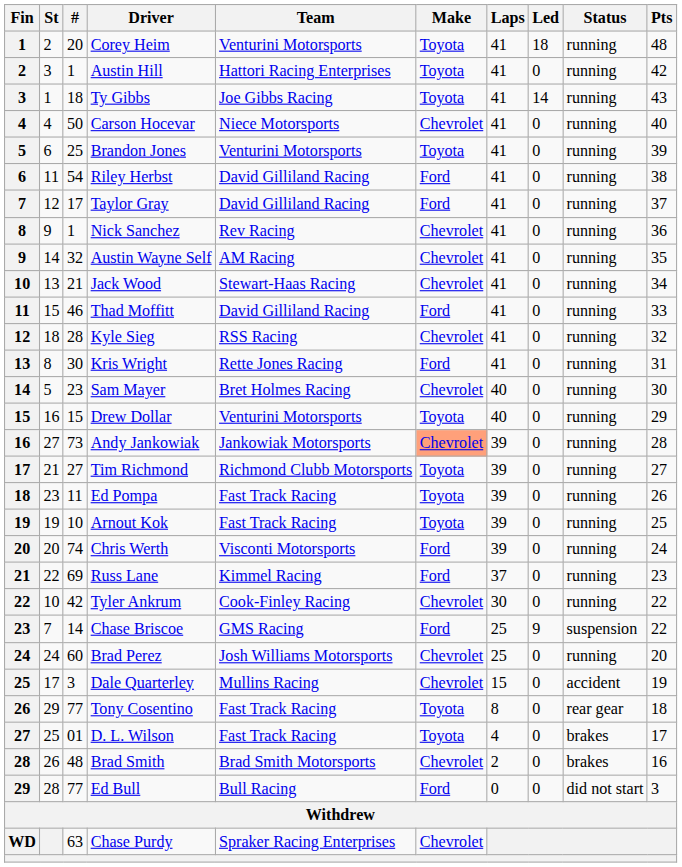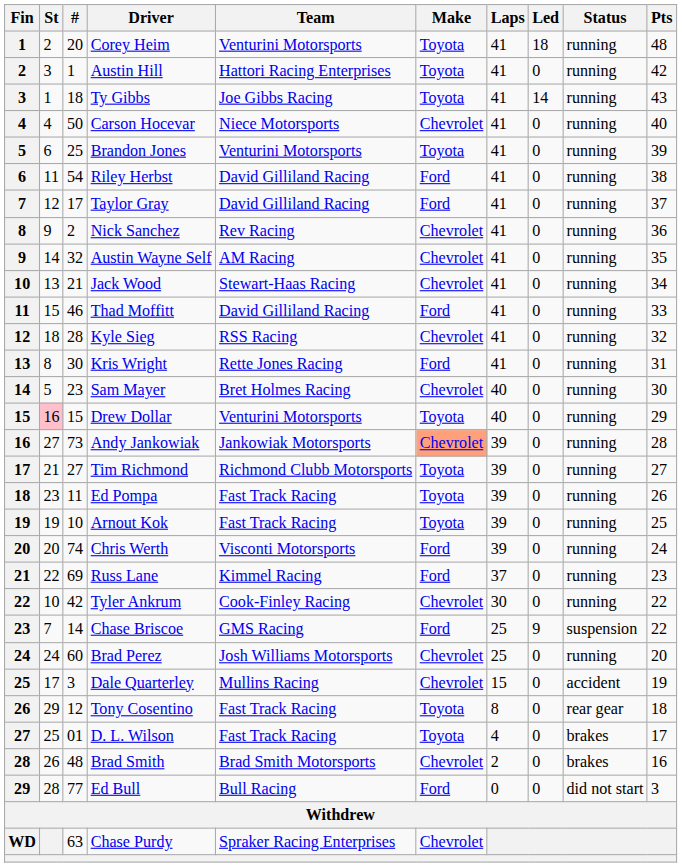(71, 230) 1 -> (71, 230) 2
(52, 416) no background -> (52, 416) pink background
(75, 708) 77 -> (75, 708) 12
